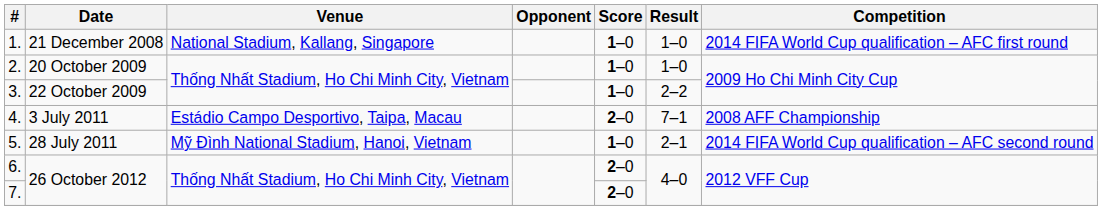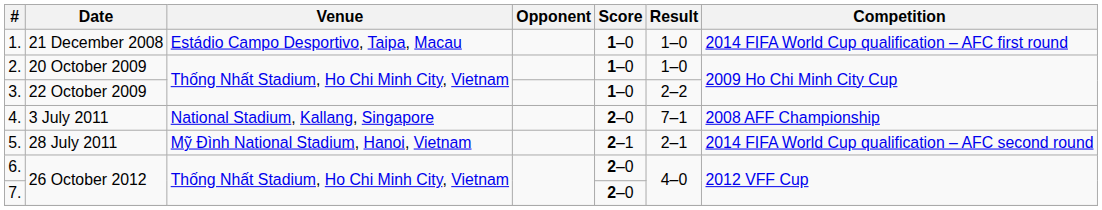(302, 42) National Stadium, Kallang, Singapore -> (316, 42) Estádio Campo Desportivo, Taipa, Macau
(316, 117) Estádio Campo Desportivo, Taipa, Macau -> (302, 117) National Stadium, Kallang, Singapore
(620, 142) 1–0 -> (620, 142) 2–1
